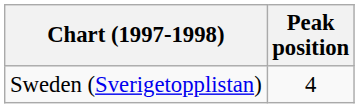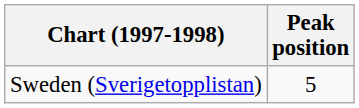(311, 84) 4 -> (311, 84) 5
